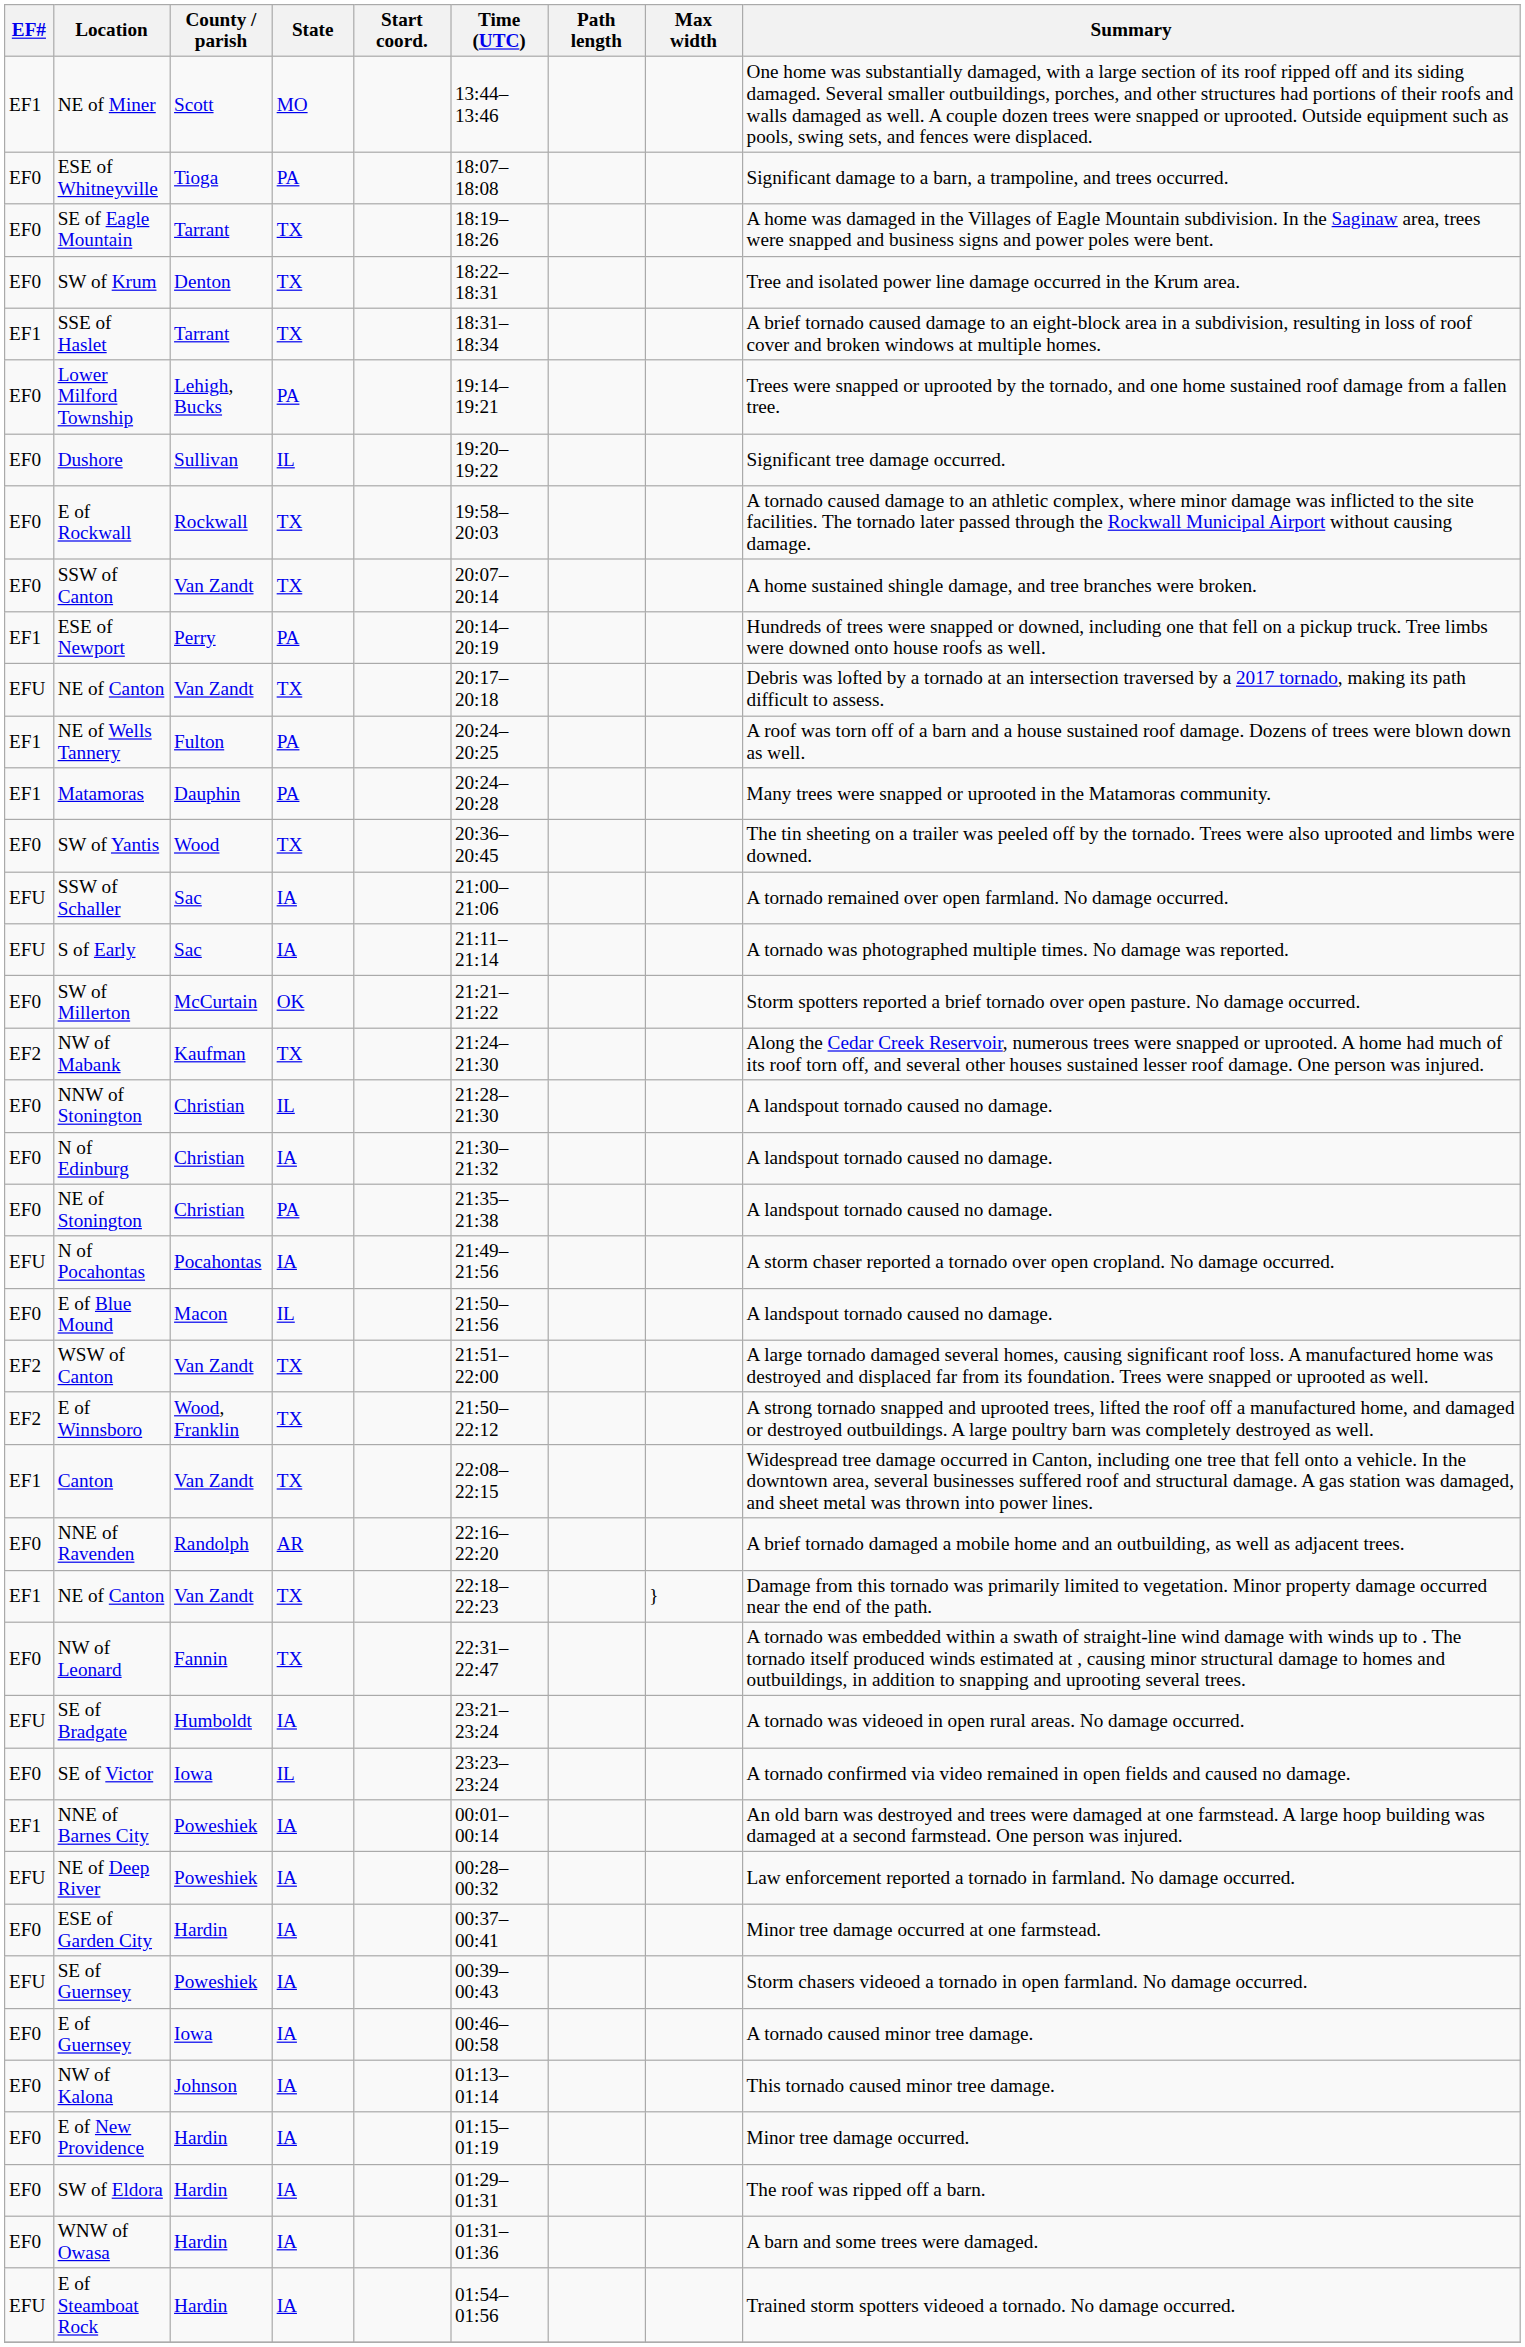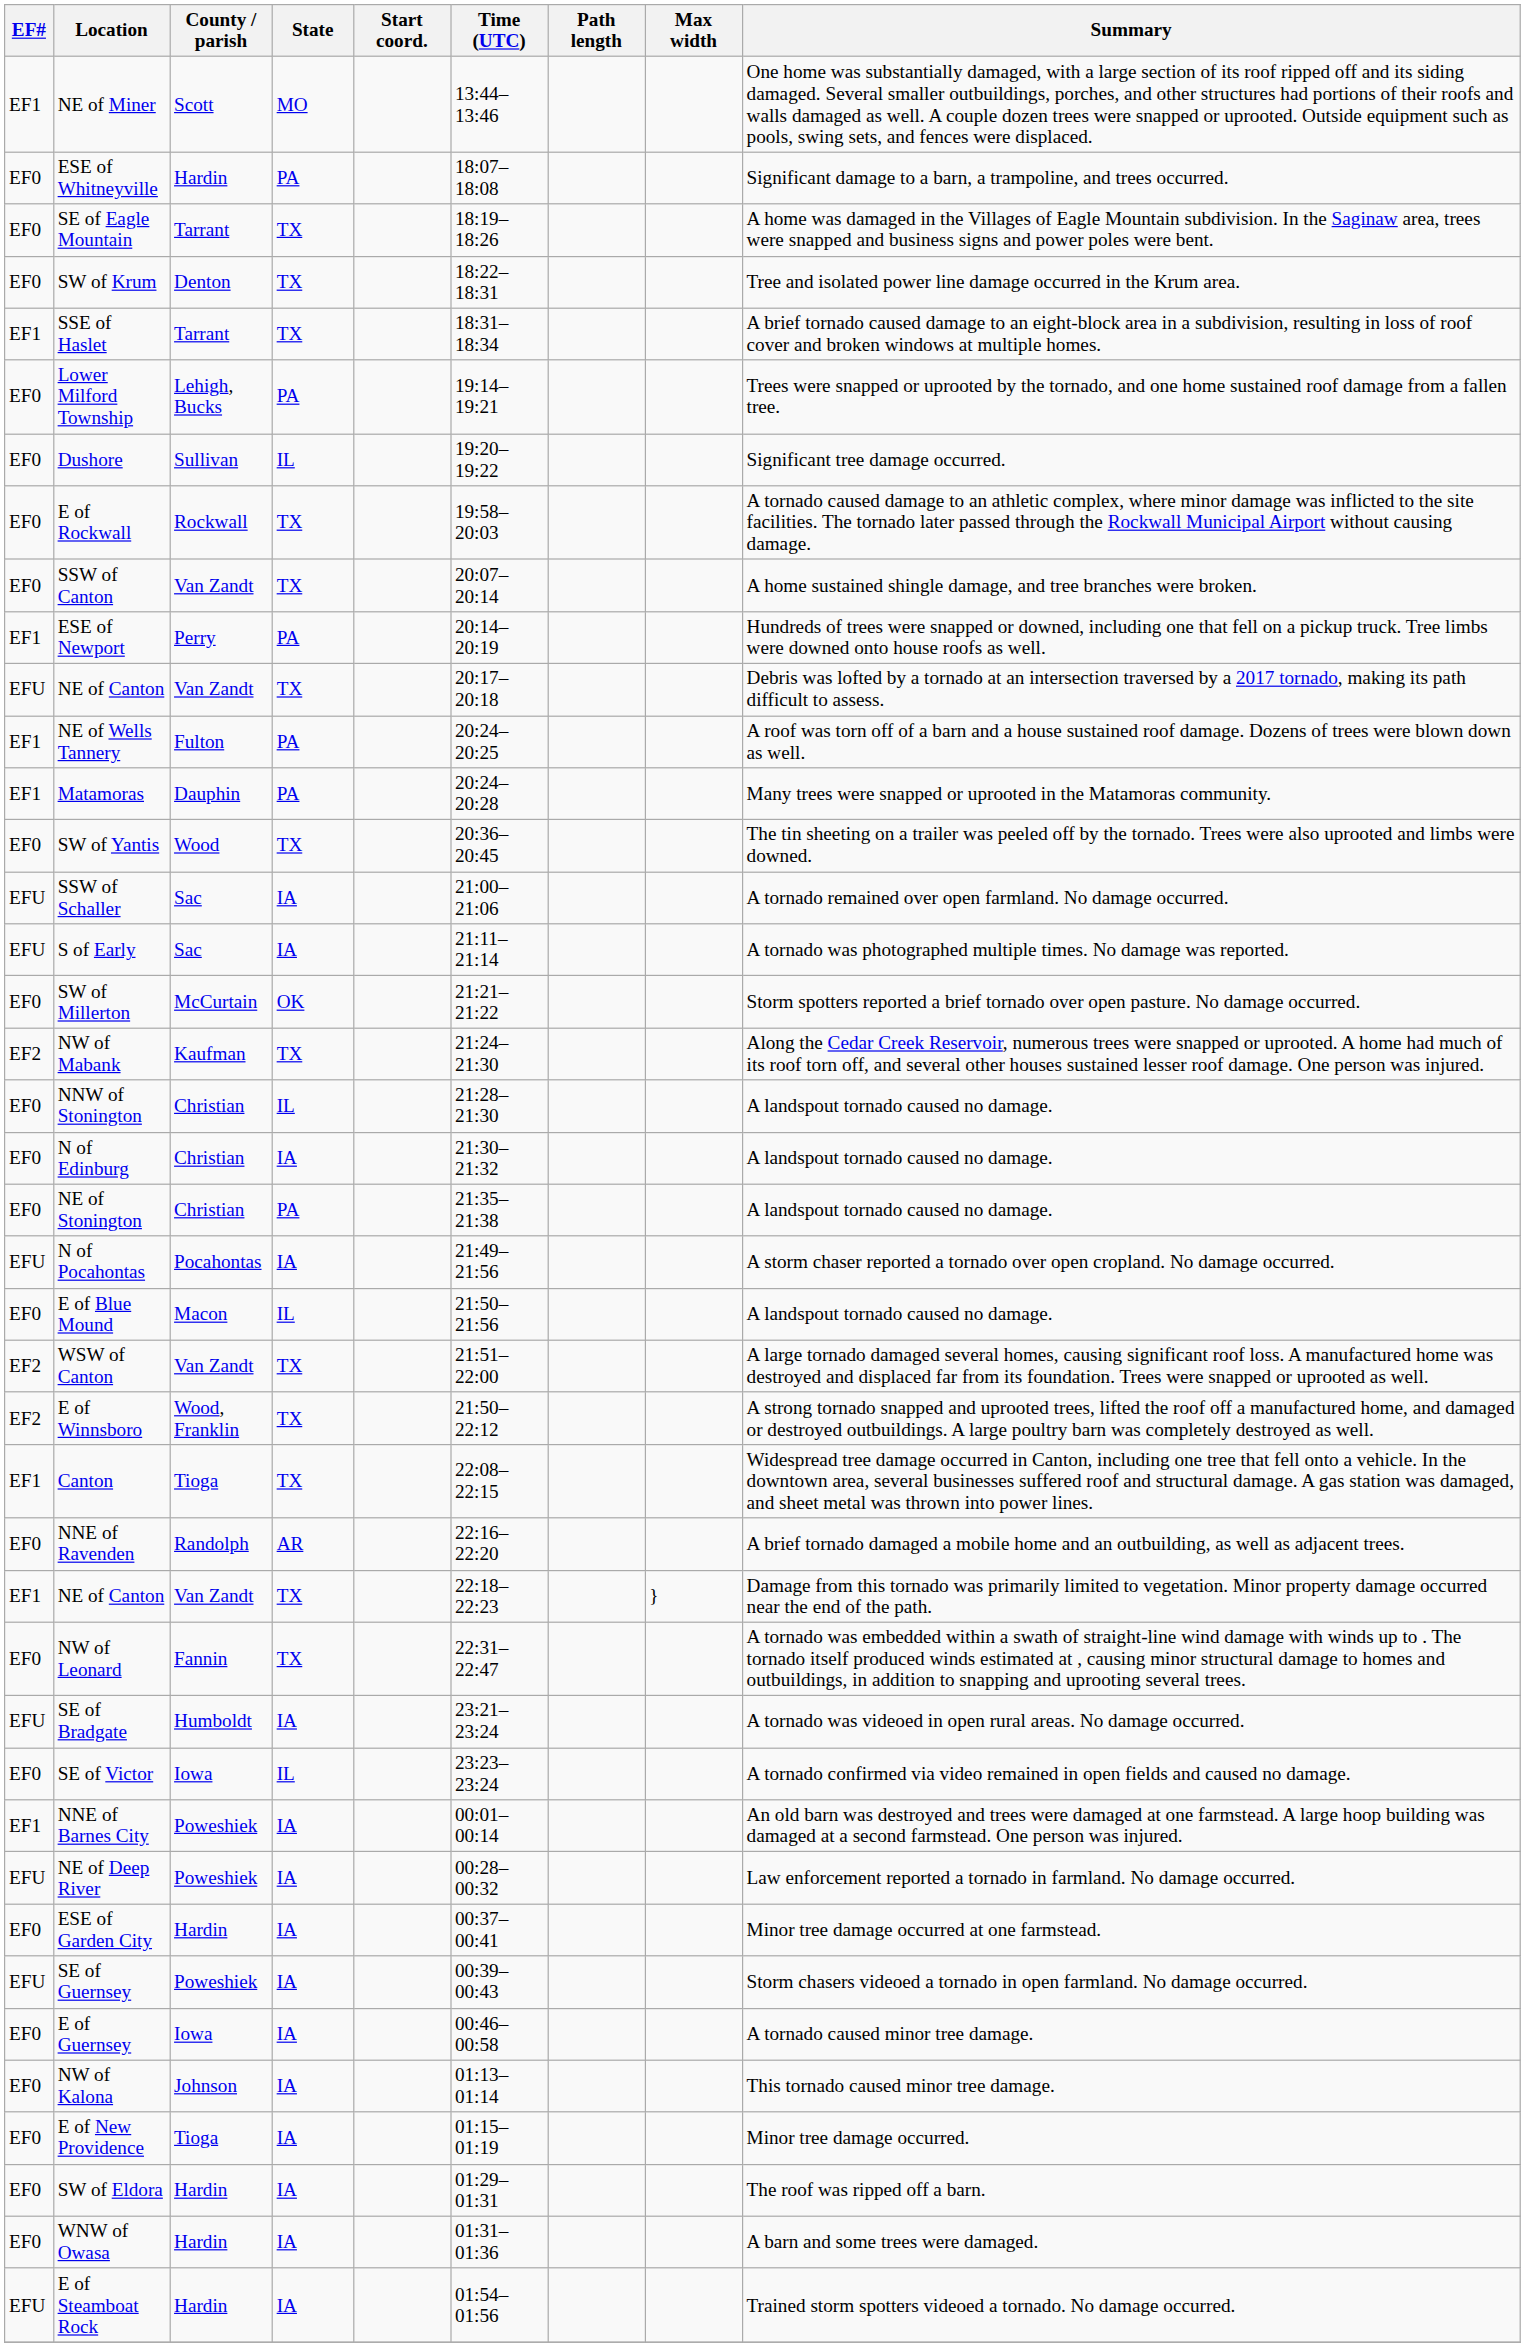(196, 177) Tioga -> (201, 177) Hardin
(214, 1481) Van Zandt -> (196, 1481) Tioga
(201, 2138) Hardin -> (196, 2138) Tioga
